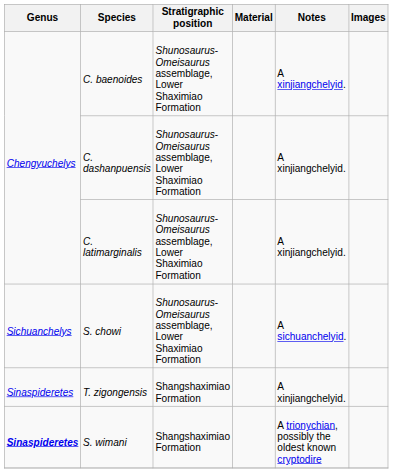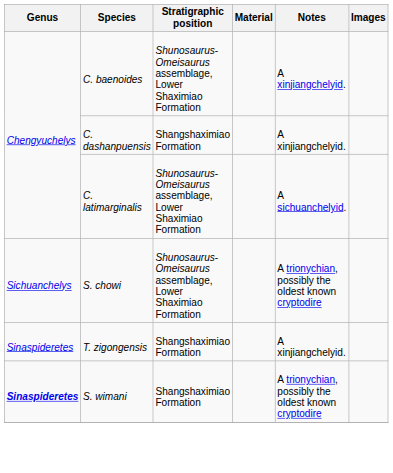(187, 163) Shunosaurus-Omeisaurus assemblage, Lower Shaximiao Formation -> (193, 140) Shangshaximiao Formation
(312, 247) A xinjiangchelyid. -> (312, 202) A sichuanchelyid.
(312, 331) A sichuanchelyid. -> (308, 286) A trionychian, possibly the oldest known cryptodire
